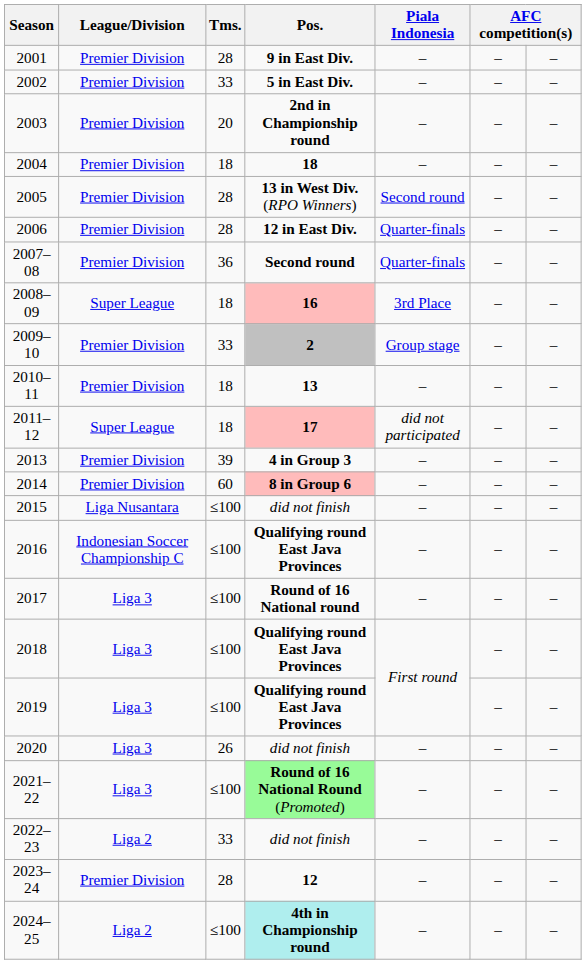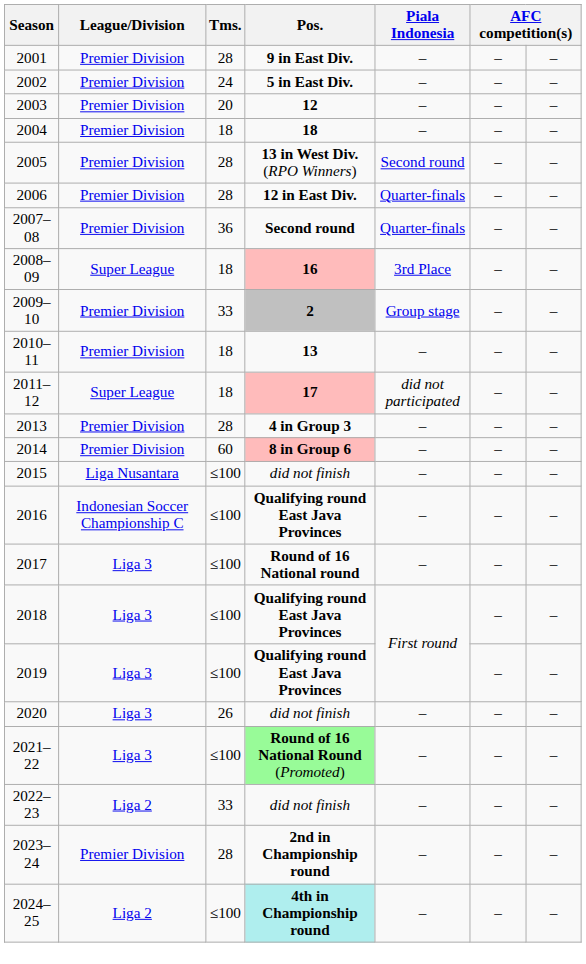(225, 81) 33 -> (225, 81) 24
(310, 123) 2nd in Championship round -> (310, 105) 12
(225, 459) 39 -> (225, 425) 28
(310, 880) 12 -> (310, 854) 2nd in Championship round
